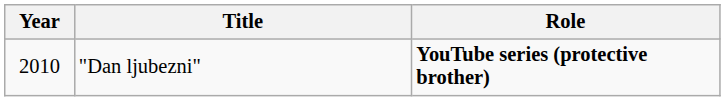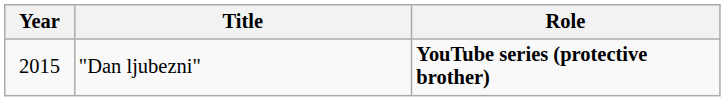(39, 66) 2010 -> (39, 66) 2015
